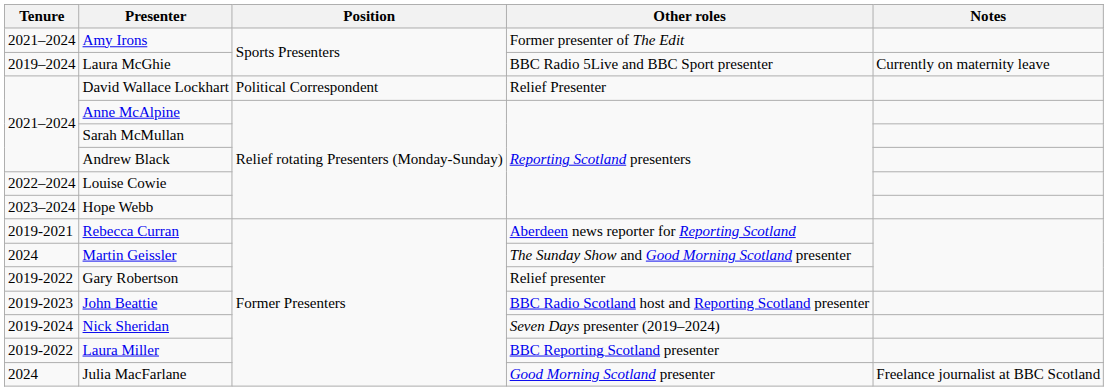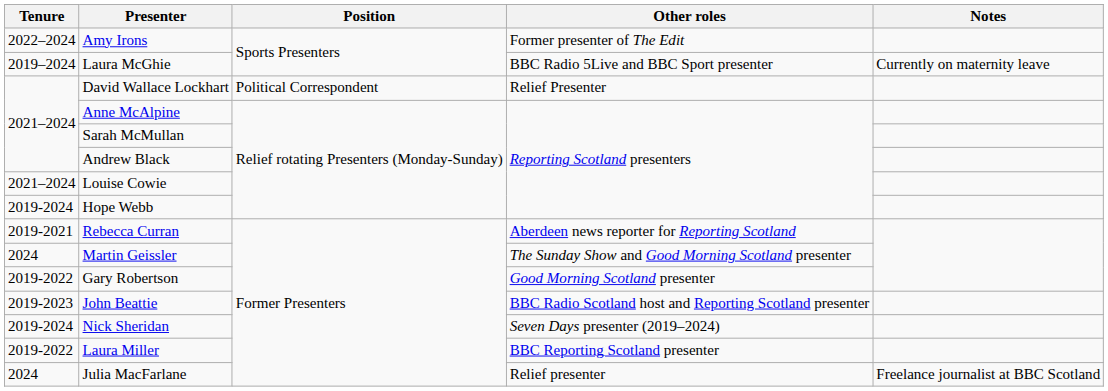(42, 40) 2021–2024 -> (42, 40) 2022–2024
(42, 183) 2022–2024 -> (42, 183) 2021–2024
(42, 207) 2023–2024 -> (41, 207) 2019-2024
(557, 278) Relief presenter -> (612, 278) Good Morning Scotland presenter
(612, 374) Good Morning Scotland presenter -> (557, 374) Relief presenter
